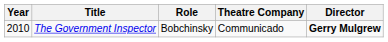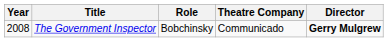(18, 28) 2010 -> (18, 28) 2008
